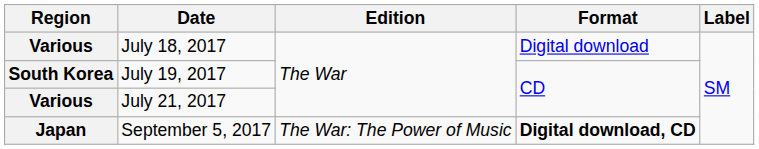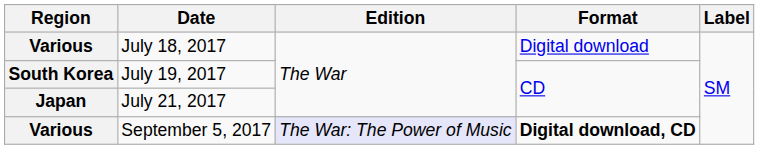(61, 102) Various -> (61, 102) Japan
(61, 130) Japan -> (61, 130) Various
(395, 130) no background -> (395, 130) lavender background
